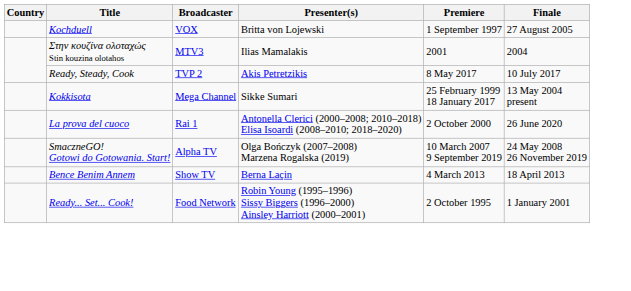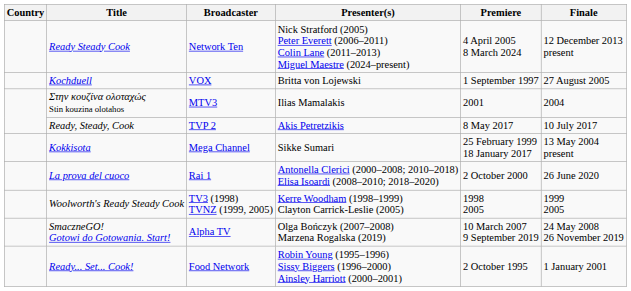+ row: (90, 46)
+ row: (117, 204)
- row: (92, 175)
